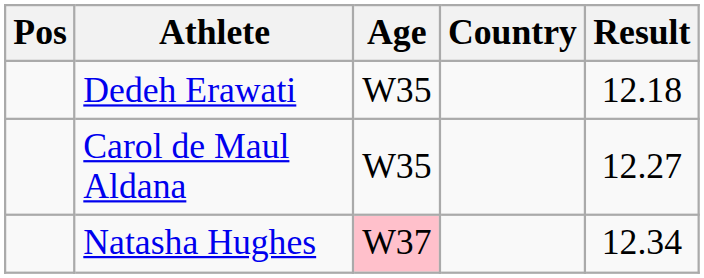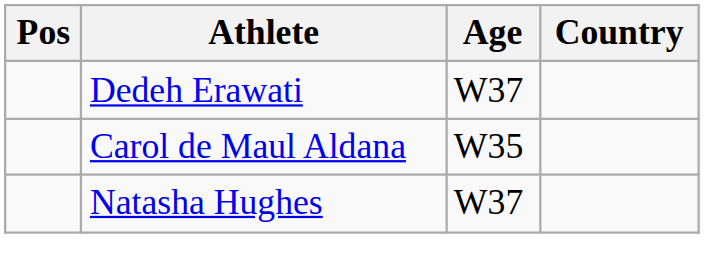- column: (642, 32)
(397, 89) W35 -> (489, 89) W37
(397, 242) pink background -> (489, 202) no background
